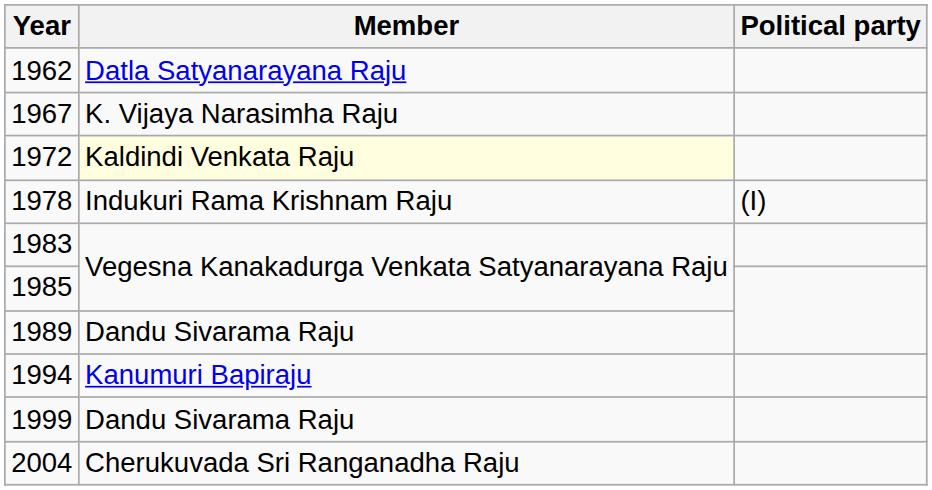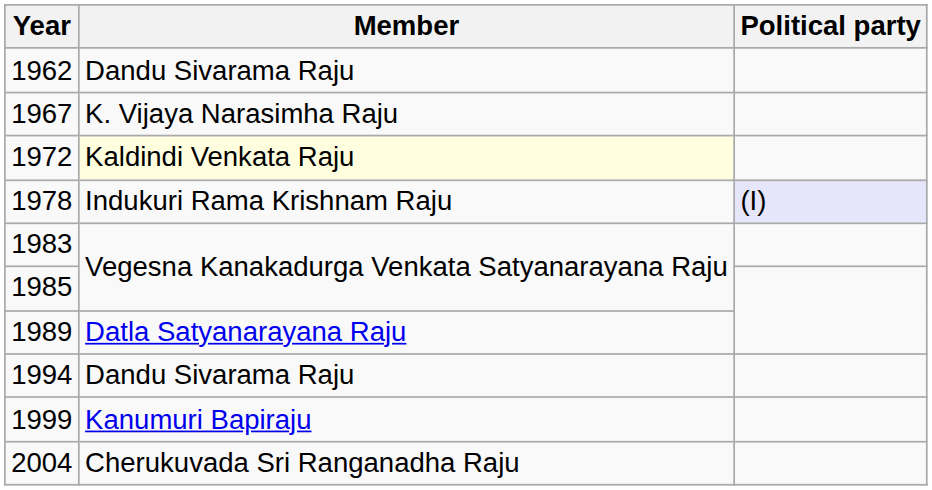(246, 69) Datla Satyanarayana Raju -> (220, 69) Dandu Sivarama Raju
(753, 200) no background -> (753, 200) lavender background
(220, 331) Dandu Sivarama Raju -> (246, 331) Datla Satyanarayana Raju
(198, 375) Kanumuri Bapiraju -> (220, 375) Dandu Sivarama Raju
(220, 419) Dandu Sivarama Raju -> (198, 419) Kanumuri Bapiraju
